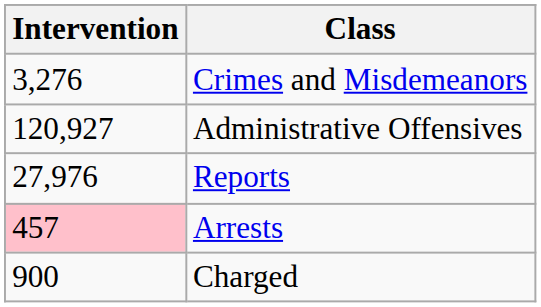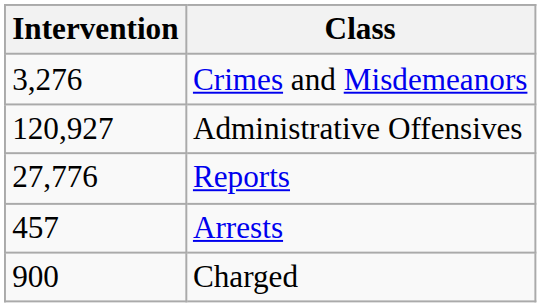(55, 177) 27,976 -> (55, 177) 27,776
(36, 227) pink background -> (36, 227) no background
